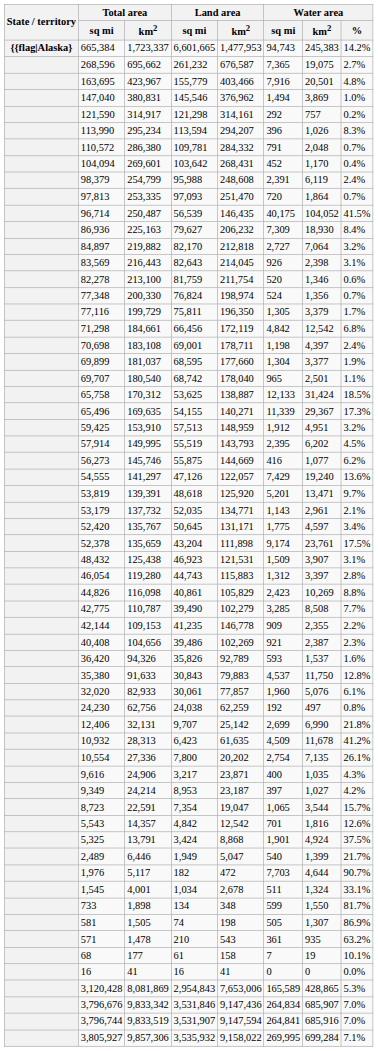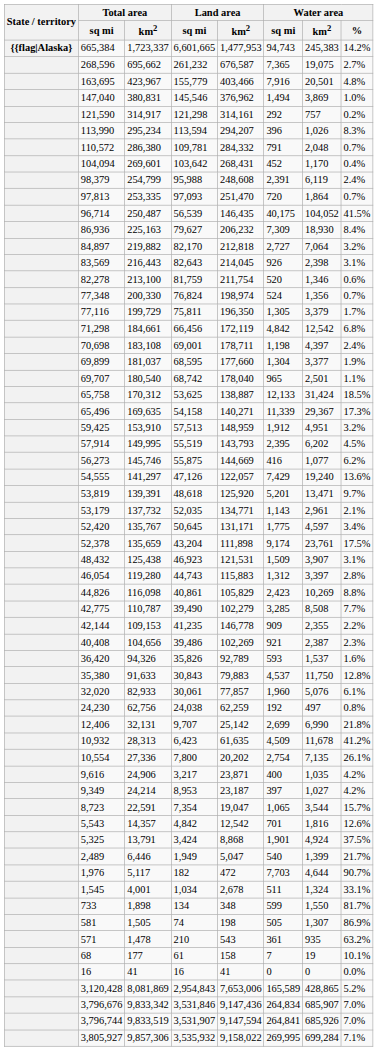(188, 411) 54,155 -> (188, 411) 54,158
(354, 774) 4.3% -> (354, 774) 4.2%
(354, 988) 5.3% -> (354, 988) 5.2%
(322, 1021) 685,916 -> (322, 1021) 685,926
